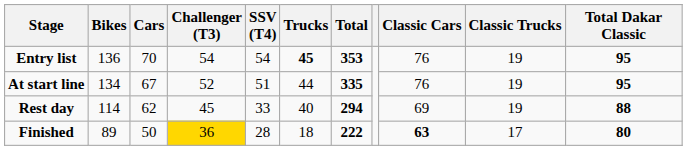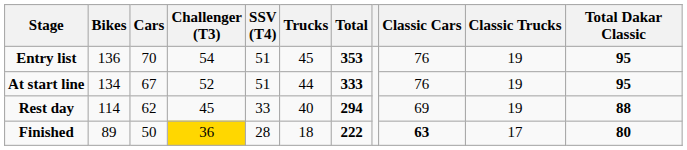(263, 58) 54 -> (263, 58) 51
(306, 58) bold -> (306, 58) normal
(352, 83) 335 -> (352, 83) 333
